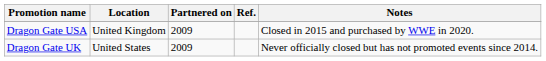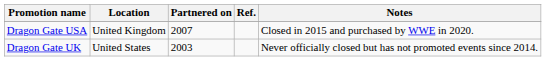(182, 30) 2009 -> (182, 30) 2007
(182, 47) 2009 -> (182, 47) 2003
